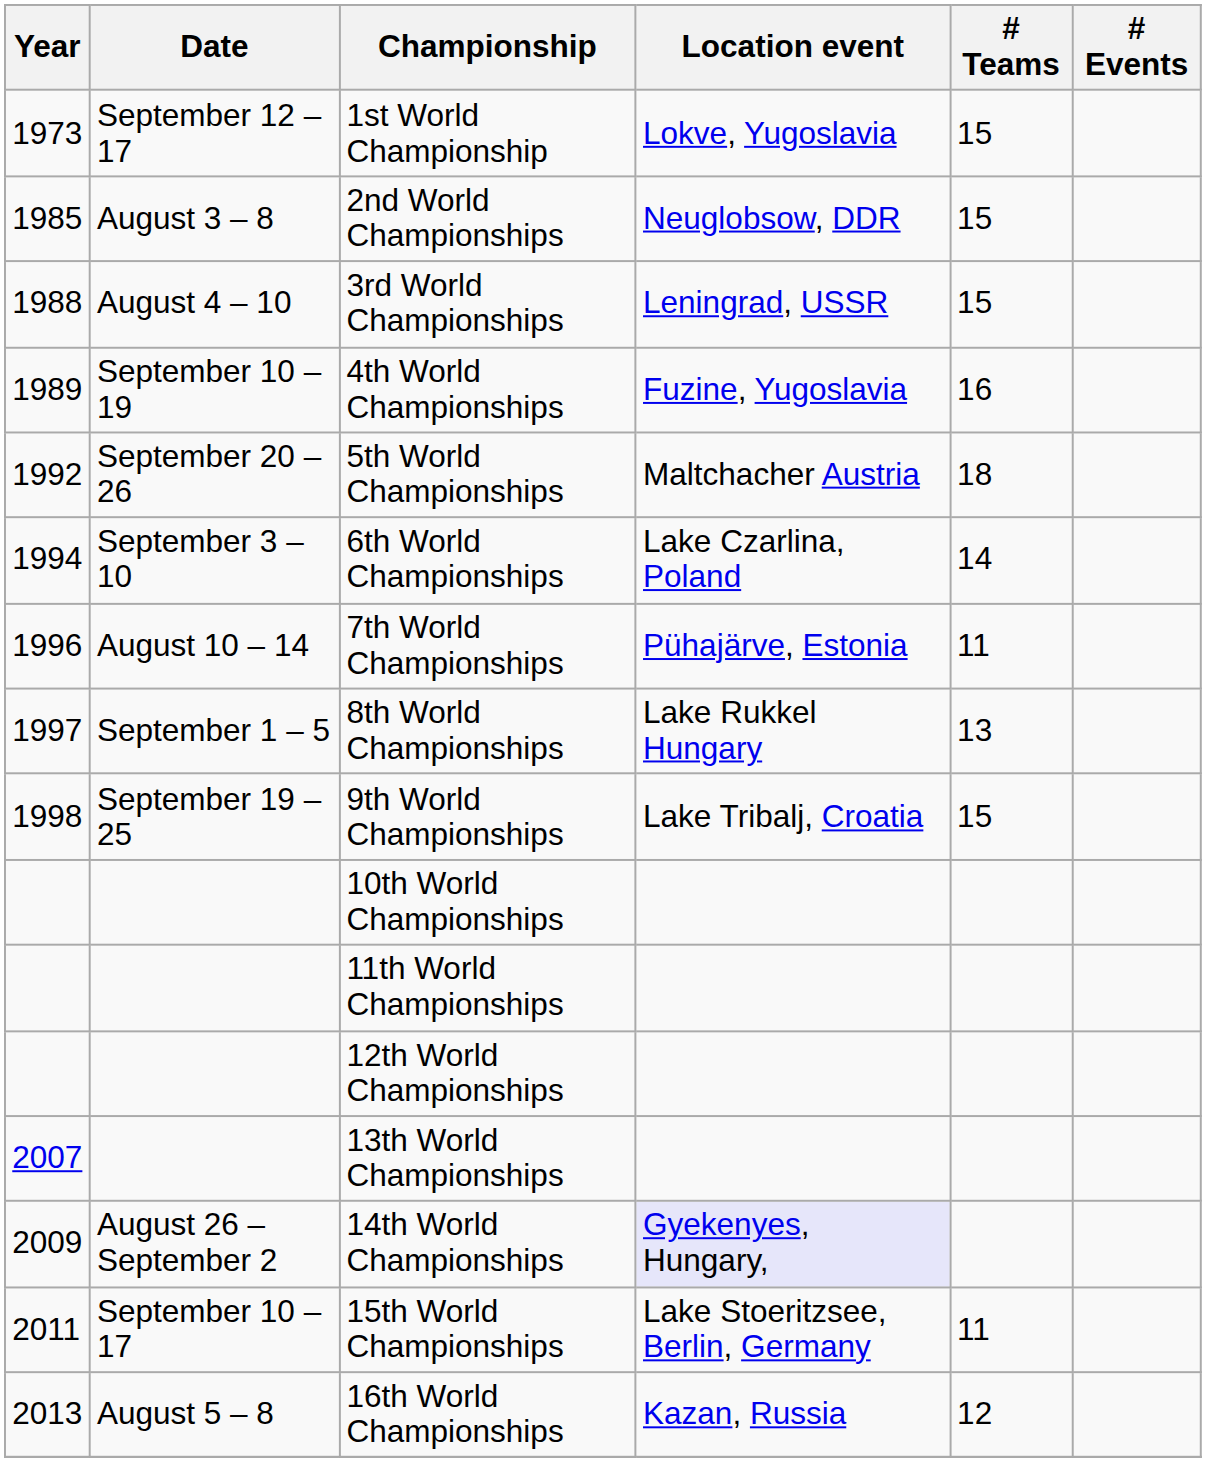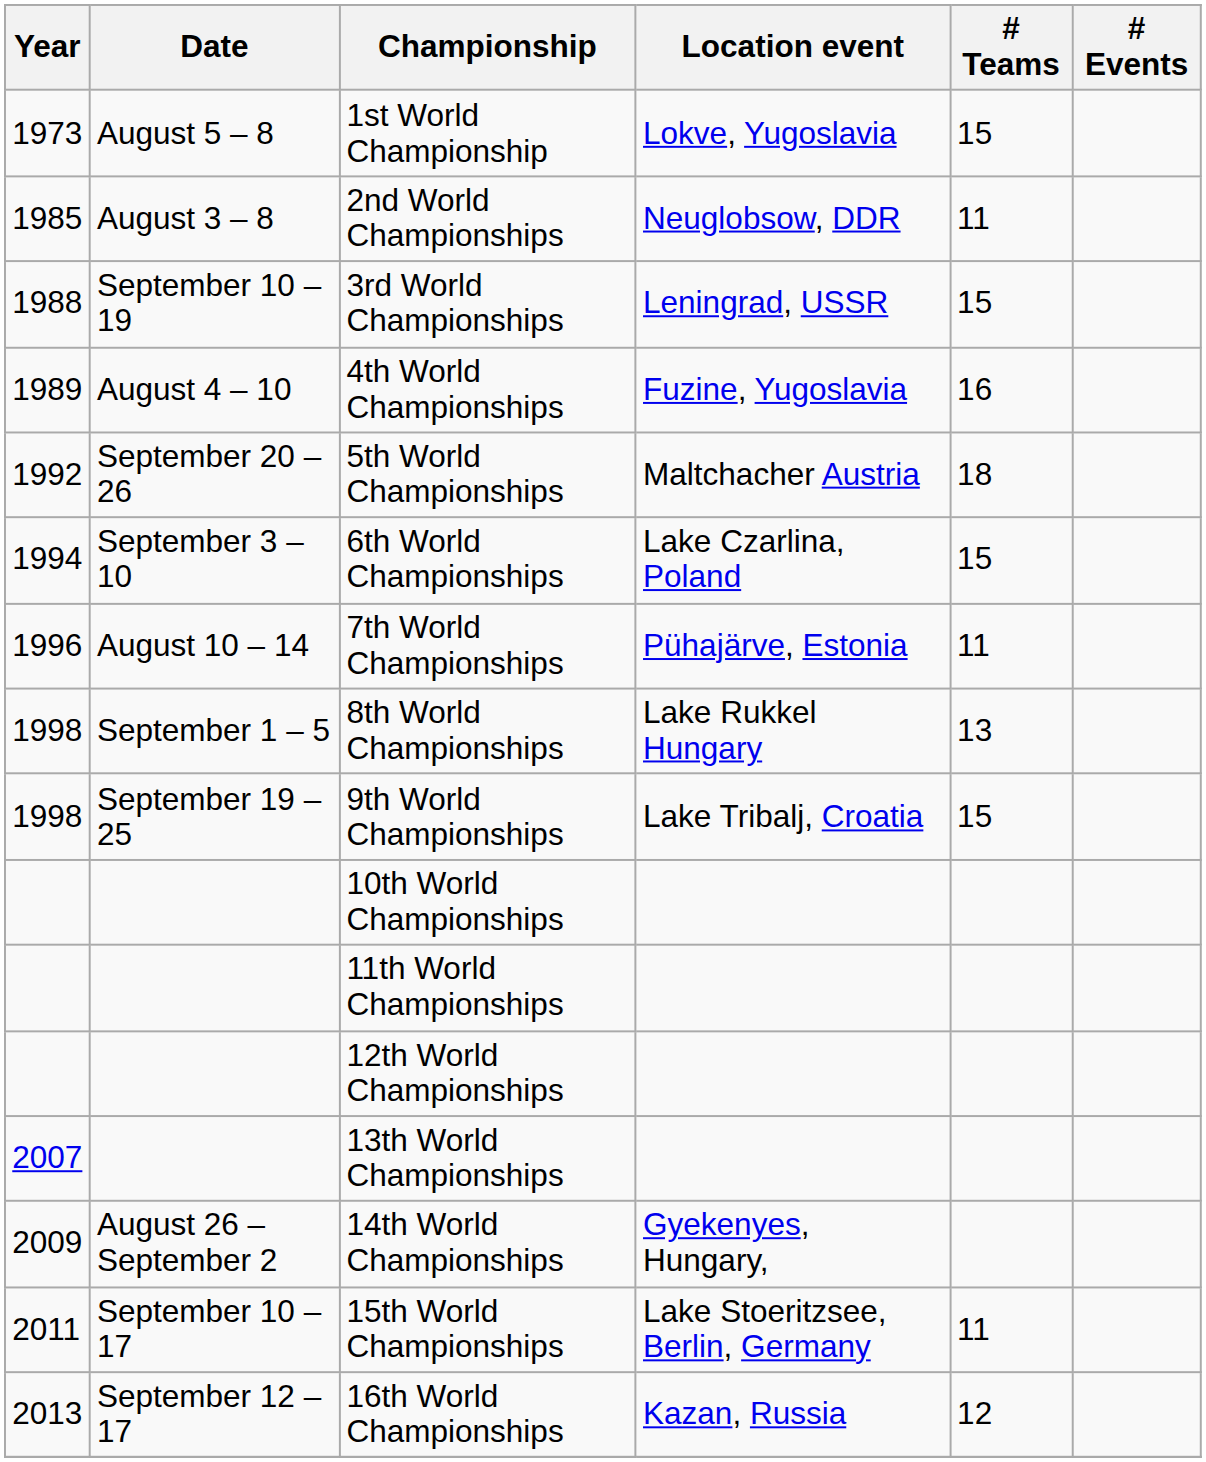(209, 132) September 12 – 17 -> (185, 132) August 5 – 8
(975, 218) 15 -> (973, 218) 11
(194, 303) August 4 – 10 -> (209, 303) September 10 – 19
(209, 389) September 10 – 19 -> (194, 389) August 4 – 10
(975, 559) 14 -> (975, 559) 15
(47, 730) 1997 -> (47, 730) 1998
(726, 1243) lavender background -> (726, 1243) no background
(185, 1414) August 5 – 8 -> (209, 1414) September 12 – 17
